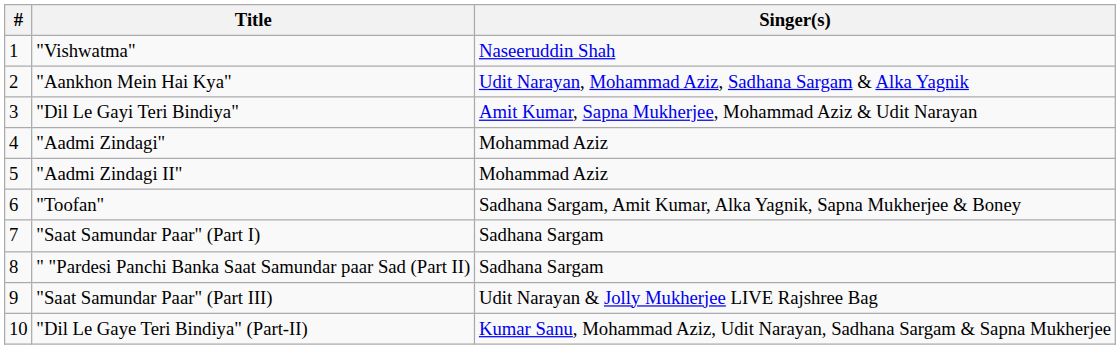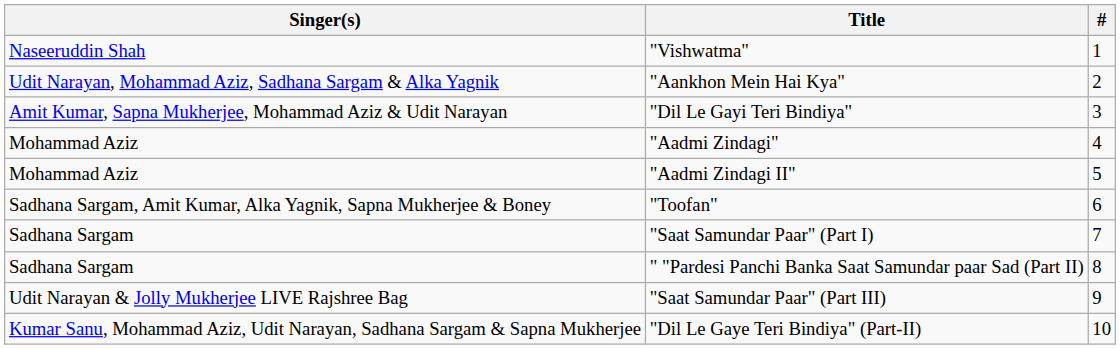columns swapped: (18, 20) <-> (795, 20)
